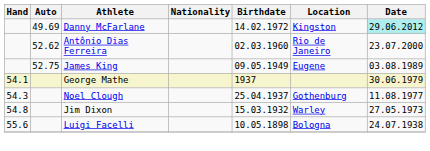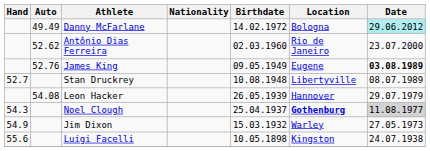(46, 26) 49.69 -> (46, 26) 49.49
(314, 26) Kingston -> (310, 26) Bologna
(46, 66) 52.75 -> (46, 66) 52.76
(396, 66) normal -> (396, 66) bold
+ row: (99, 80)
+ row: (93, 95)
- row: (96, 80)
(320, 95) normal -> (318, 110) bold
(396, 95) no background -> (396, 110) lightgrey background
(17, 110) 54.8 -> (17, 124) 54.9
(312, 124) Bologna -> (313, 139) Kingston
